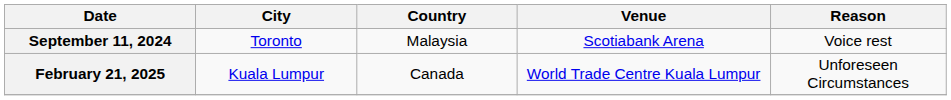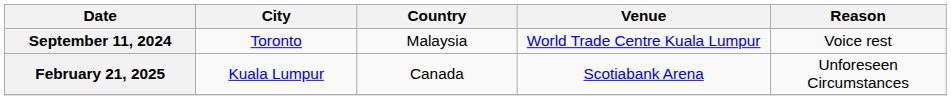(644, 41) Scotiabank Arena -> (644, 41) World Trade Centre Kuala Lumpur
(644, 74) World Trade Centre Kuala Lumpur -> (644, 74) Scotiabank Arena
